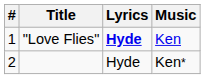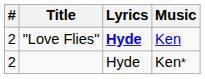(12, 39) 1 -> (12, 39) 2
